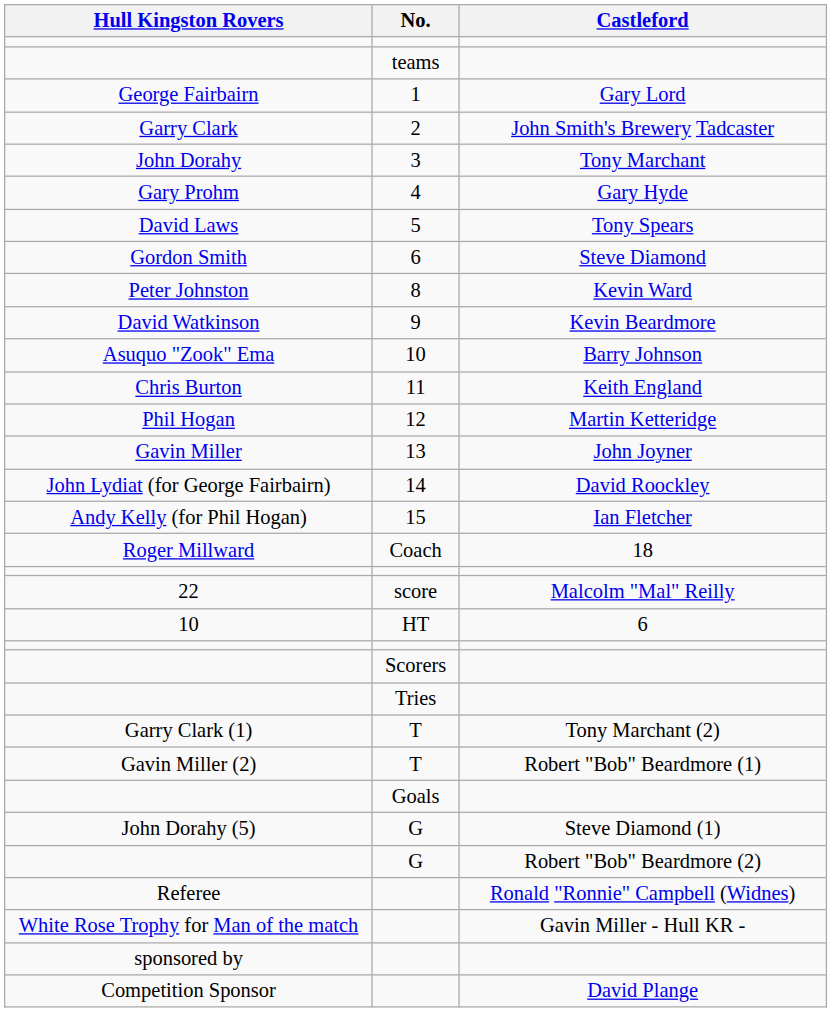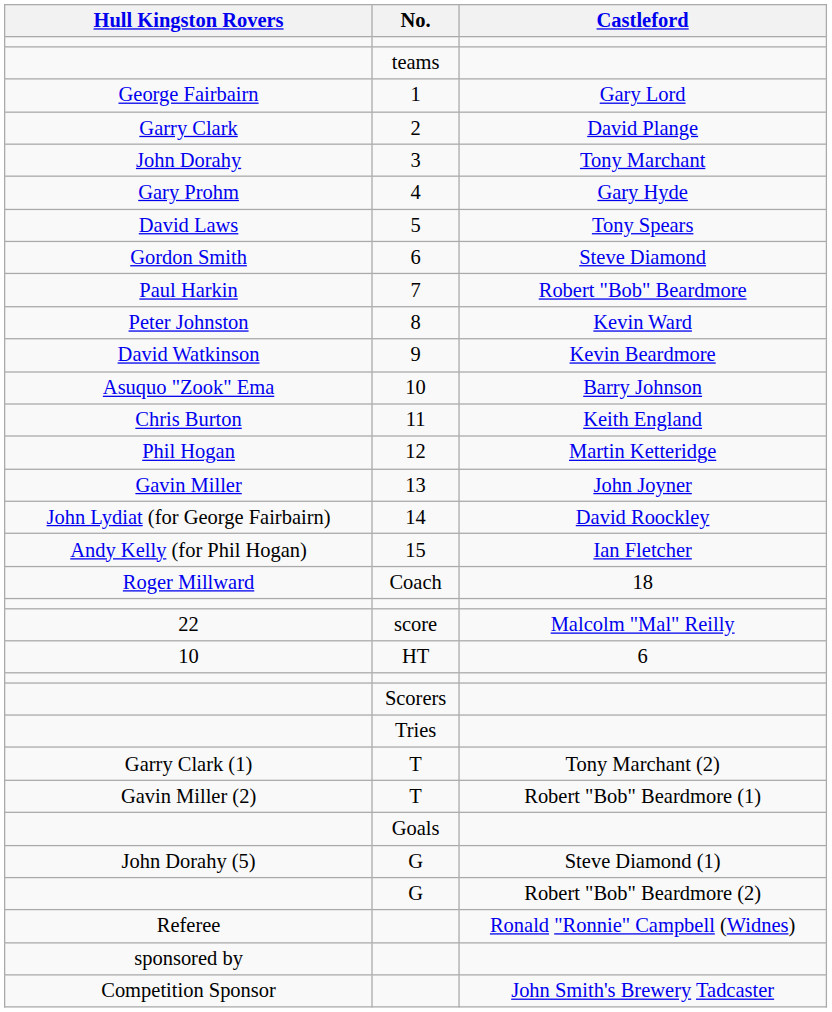(643, 127) John Smith's Brewery Tadcaster -> (643, 127) David Plange
+ row: (189, 290)
- row: (189, 926)
(643, 990) David Plange -> (643, 990) John Smith's Brewery Tadcaster
